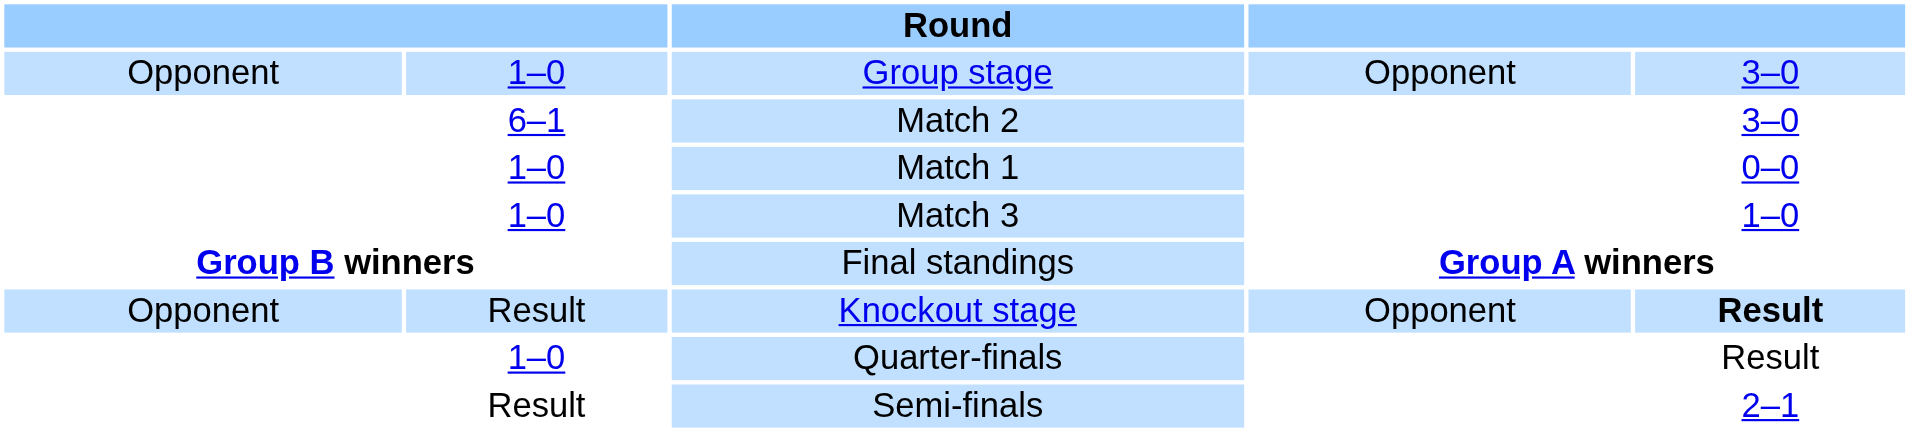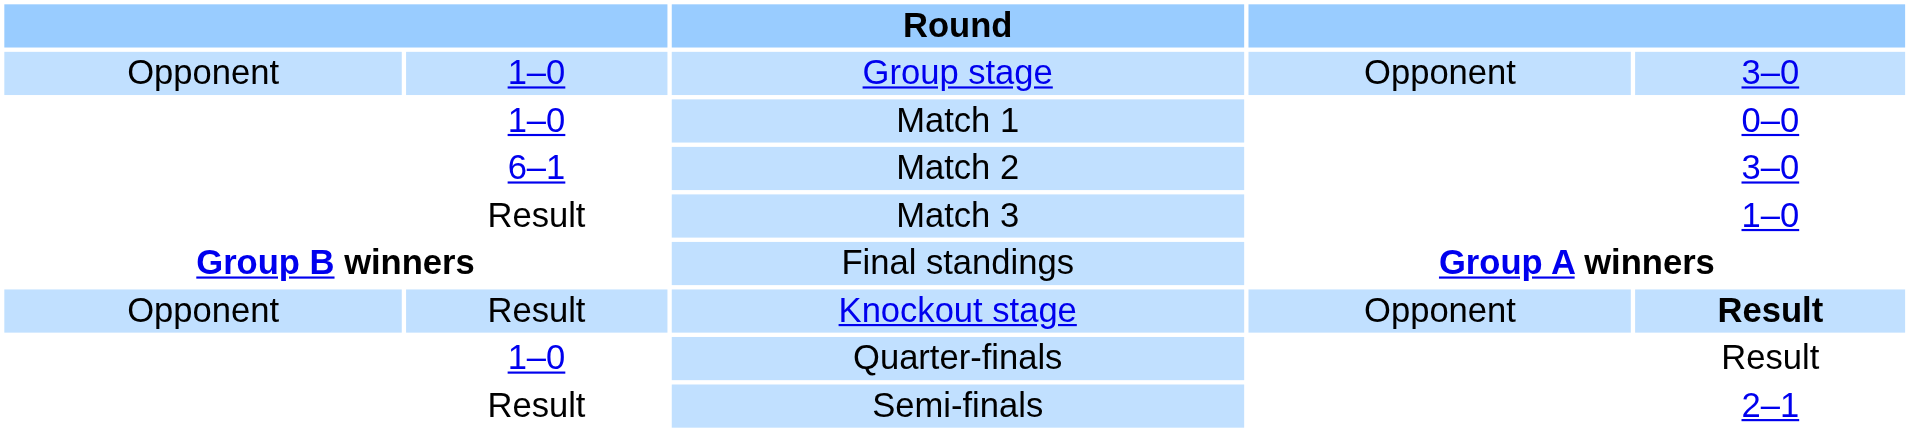rows swapped: (958, 167) <-> (958, 120)
(536, 215) 1–0 -> (536, 215) Result
